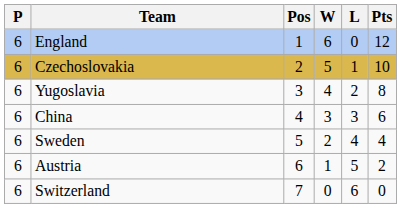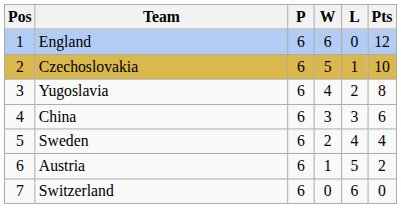columns swapped: (299, 16) <-> (18, 16)
